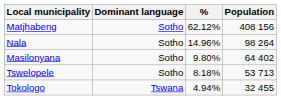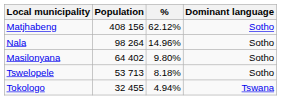columns swapped: (249, 12) <-> (139, 12)
